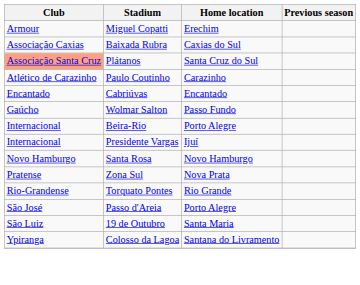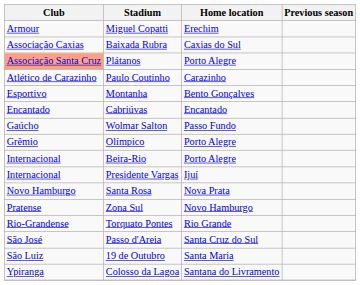(221, 61) Santa Cruz do Sul -> (210, 61) Porto Alegre
+ row: (127, 93)
+ row: (125, 142)
(218, 158) Novo Hamburgo -> (207, 191) Nova Prata
(207, 175) Nova Prata -> (218, 207) Novo Hamburgo
(210, 207) Porto Alegre -> (221, 239) Santa Cruz do Sul
